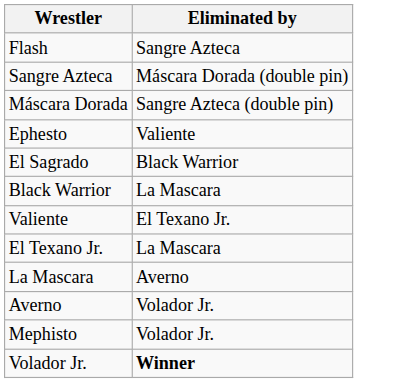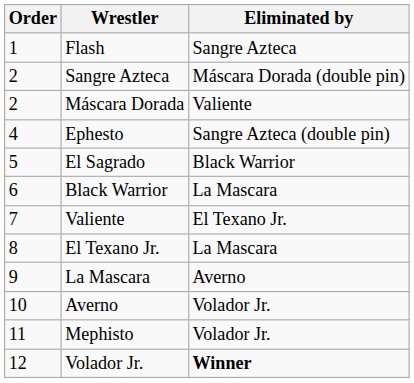+ column: (33, 18)
(235, 104) Sangre Azteca (double pin) -> (222, 104) Valiente
(166, 133) Valiente -> (291, 133) Sangre Azteca (double pin)
